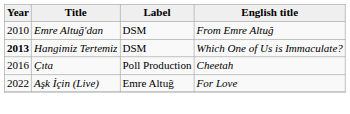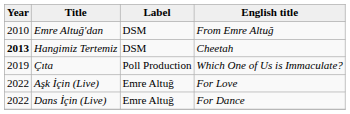(270, 48) Which One of Us is Immaculate? -> (215, 48) Cheetah
(18, 65) 2016 -> (18, 65) 2019
(215, 65) Cheetah -> (270, 65) Which One of Us is Immaculate?
+ row: (70, 100)
